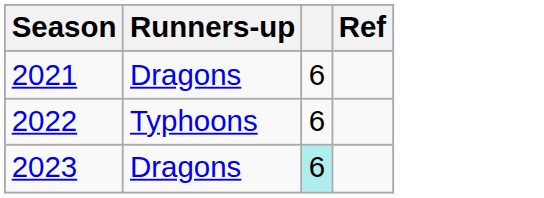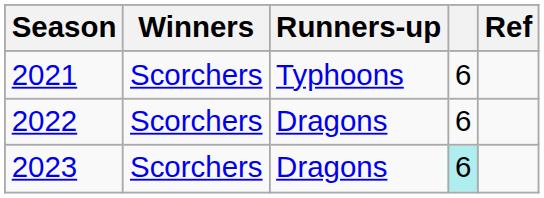+ column: (196, 27)
(186, 74) Dragons -> (340, 74) Typhoons
(194, 121) Typhoons -> (332, 121) Dragons
